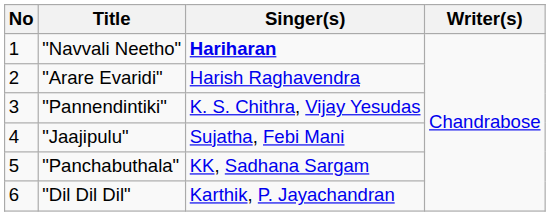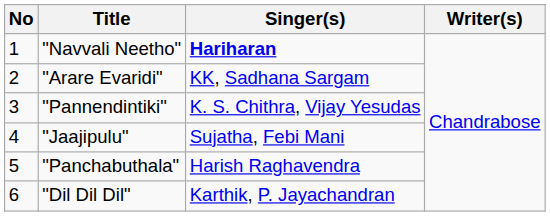(275, 78) Harish Raghavendra -> (280, 78) KK, Sadhana Sargam
(280, 166) KK, Sadhana Sargam -> (275, 166) Harish Raghavendra
